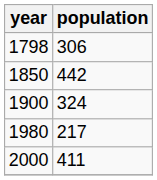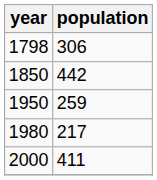- row: (29, 103)
+ row: (29, 103)
